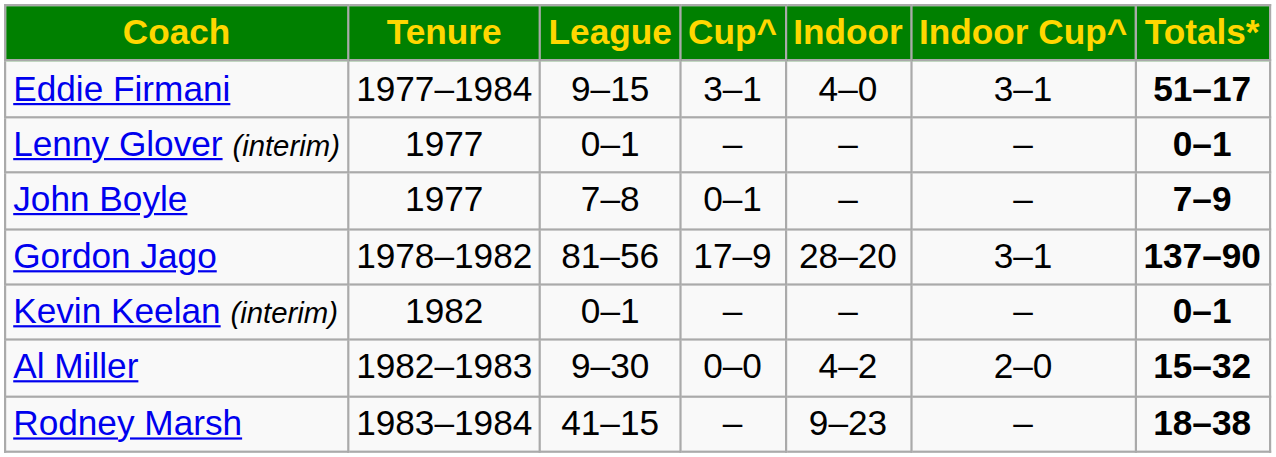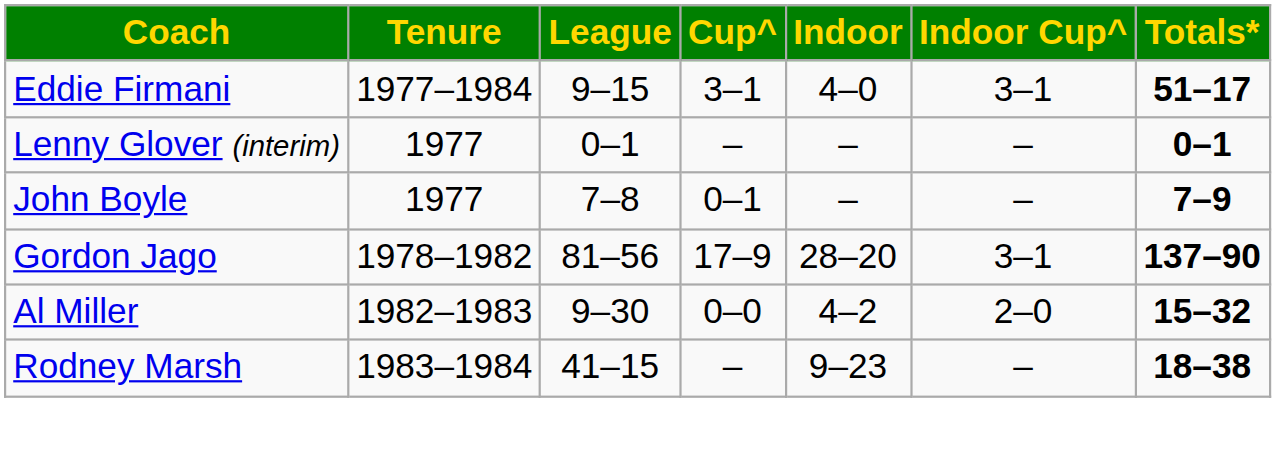- row: (176, 311)
